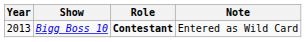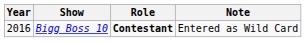(19, 29) 2013 -> (19, 29) 2016
